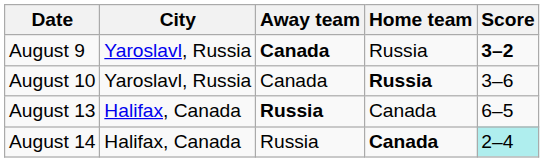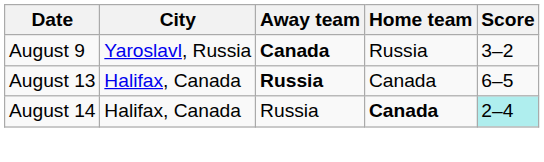(497, 50) bold -> (497, 50) normal
- row: (52, 80)
